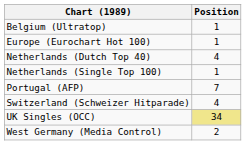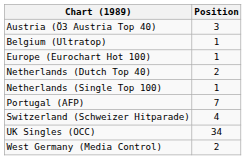+ row: (82, 27)
(217, 57) 4 -> (217, 72) 2
(217, 117) khaki background -> (217, 132) no background
